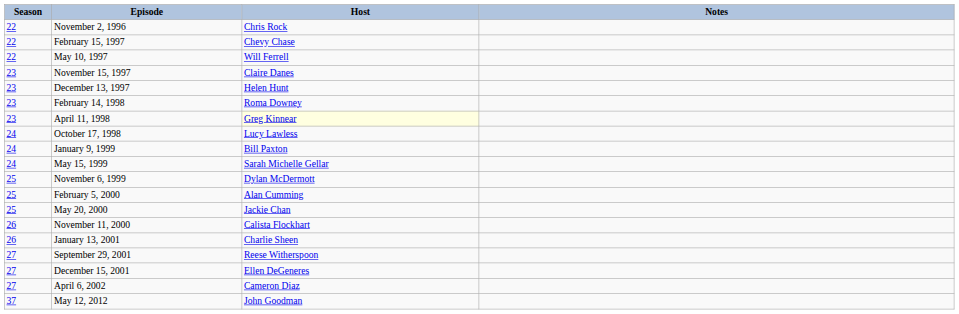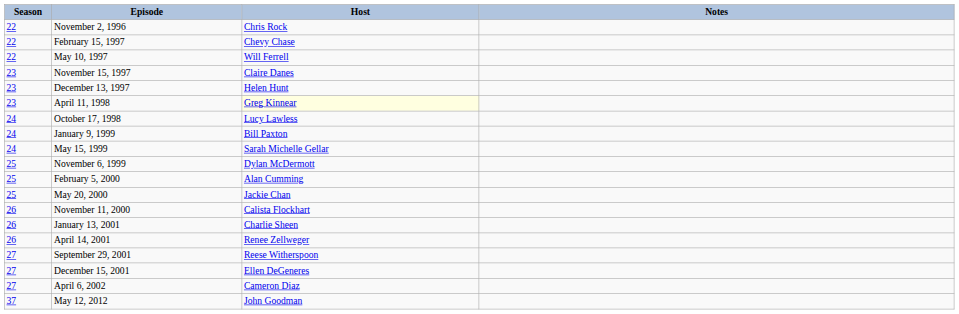- row: (89, 103)
+ row: (82, 240)
